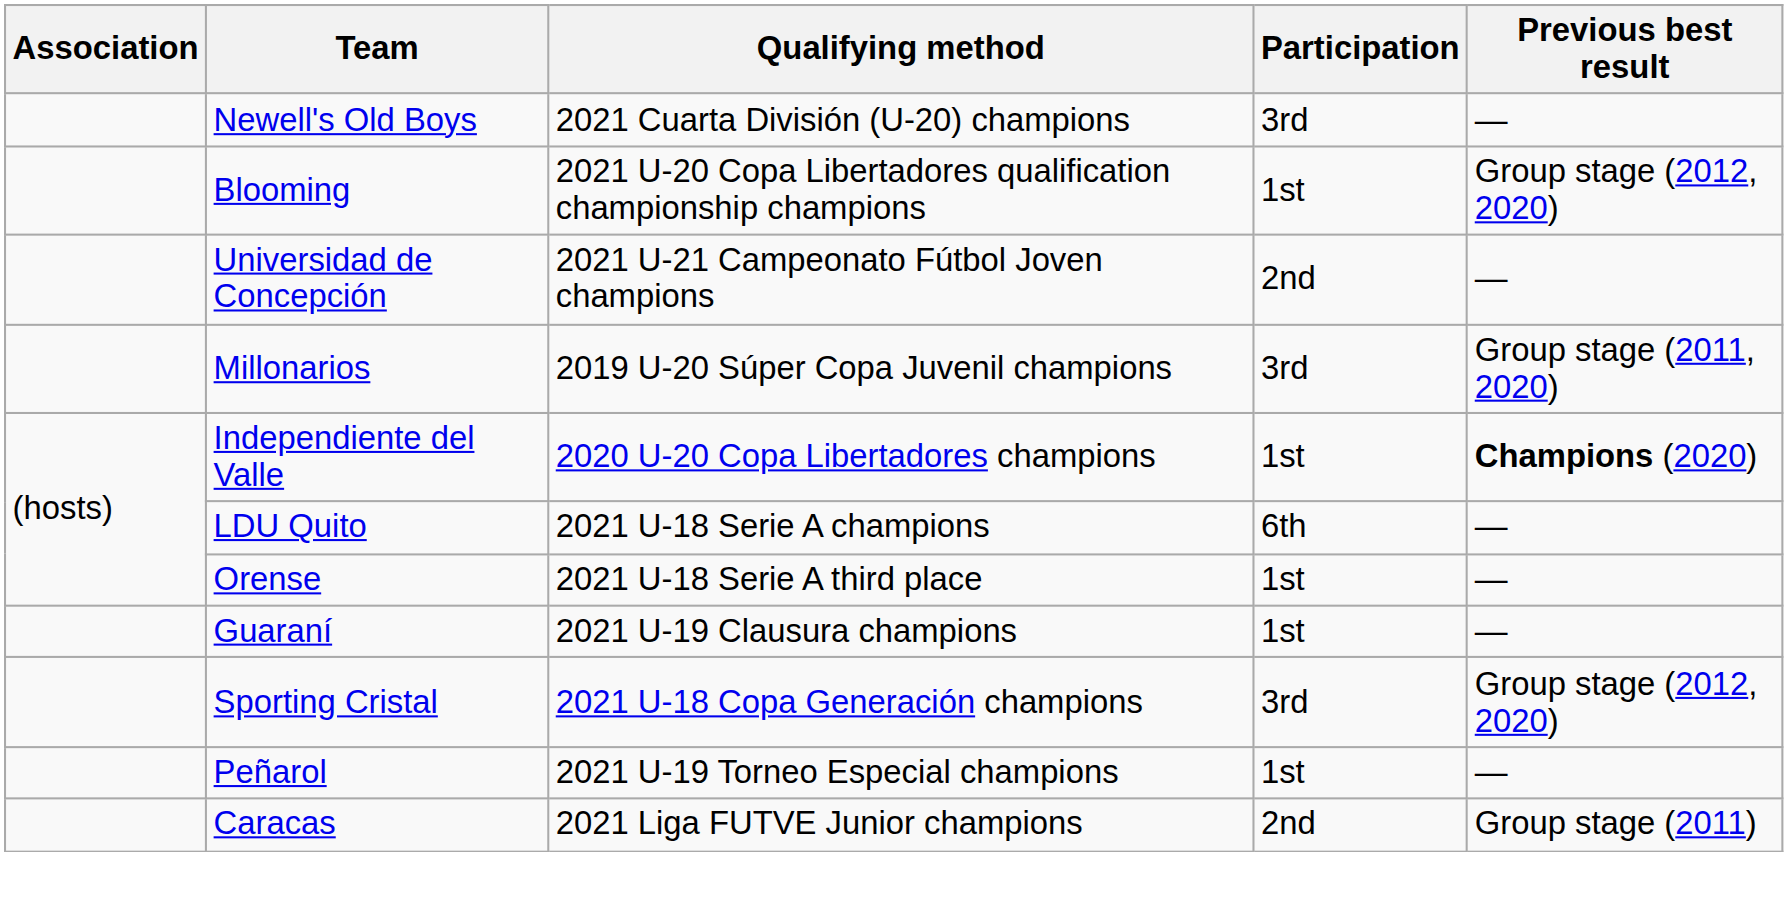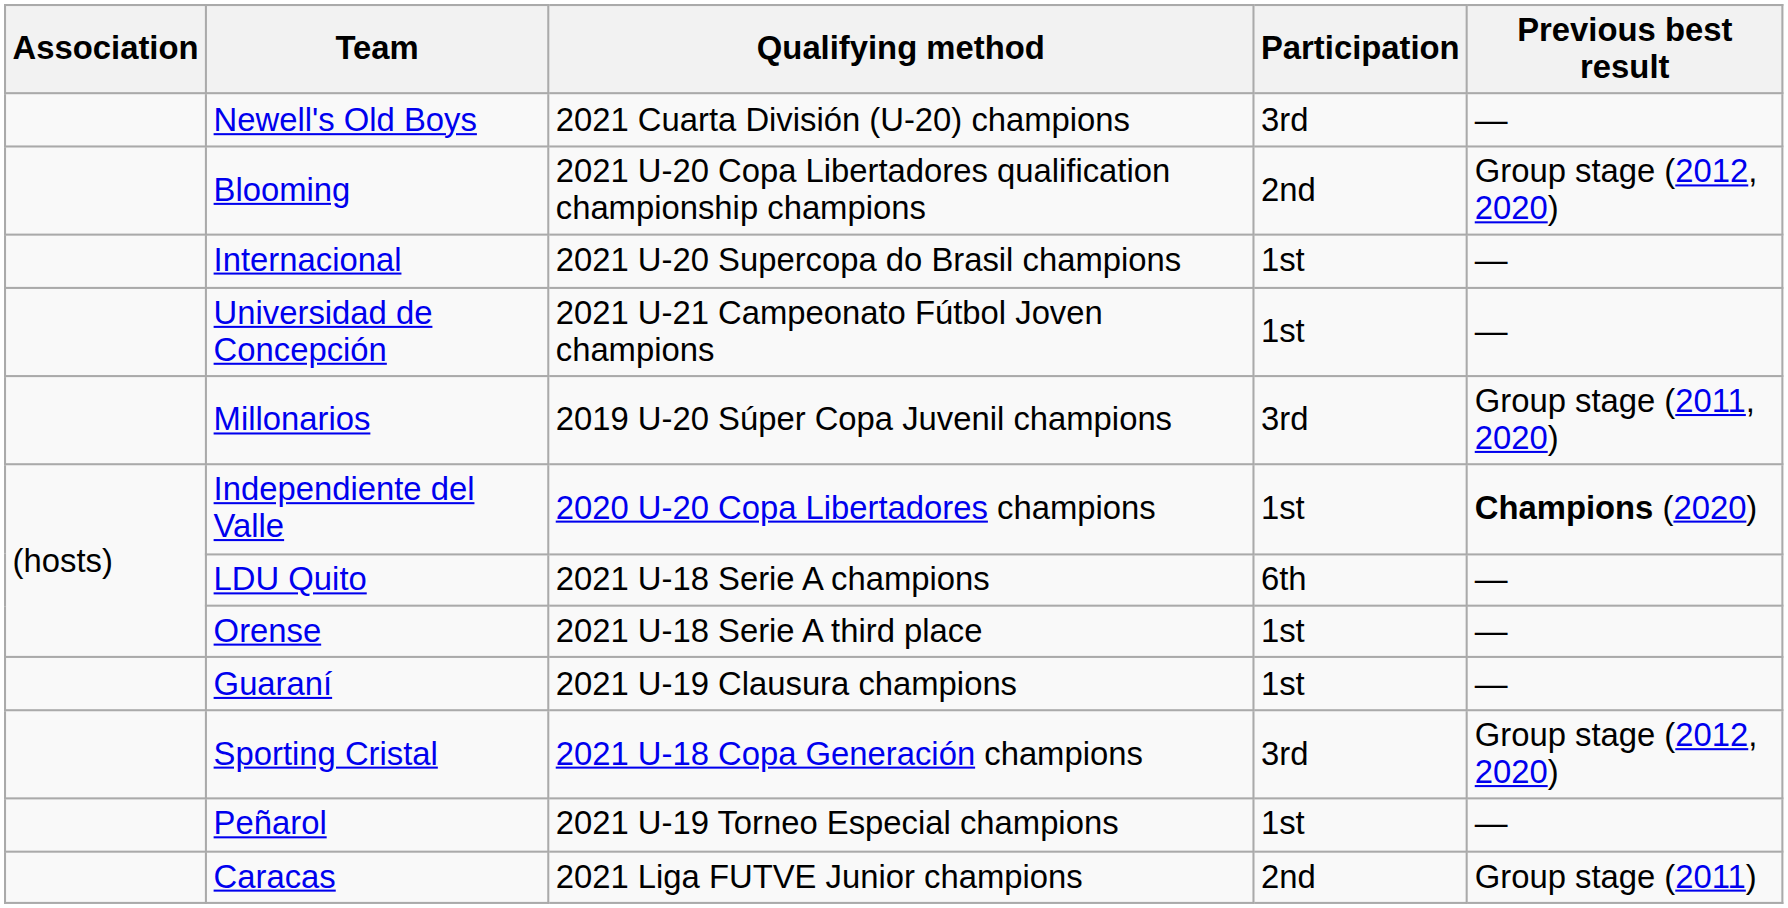(1283, 189) 1st -> (1288, 189) 2nd
+ row: (308, 260)
(1288, 278) 2nd -> (1283, 330) 1st
